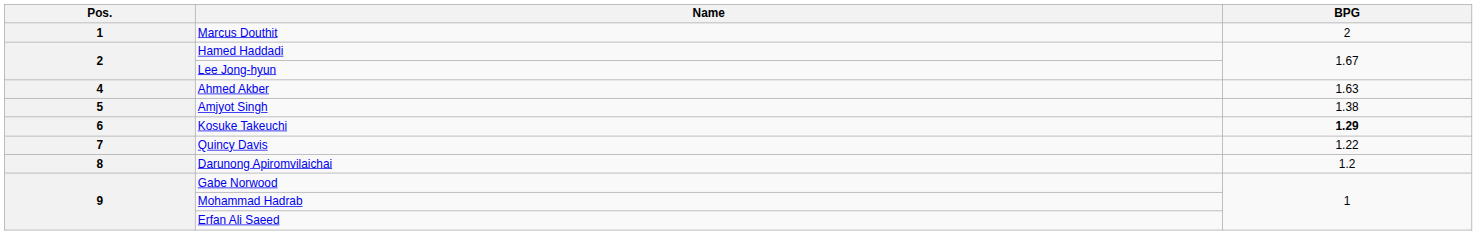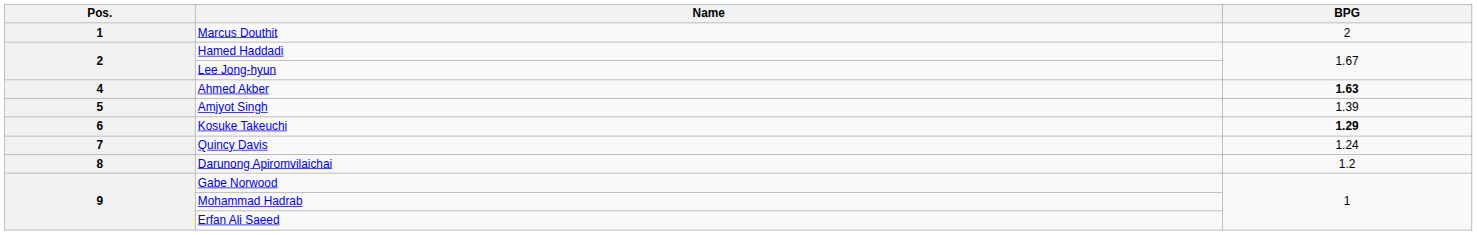(1347, 88) normal -> (1347, 88) bold
(1347, 107) 1.38 -> (1347, 107) 1.39
(1347, 145) 1.22 -> (1347, 145) 1.24
